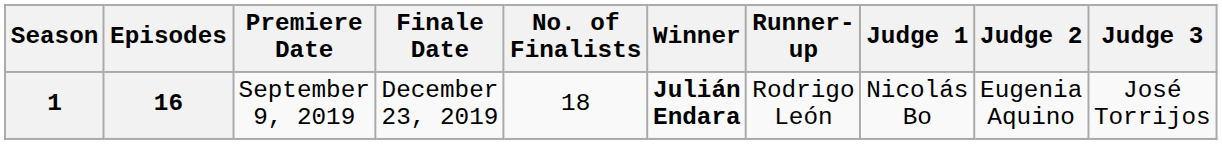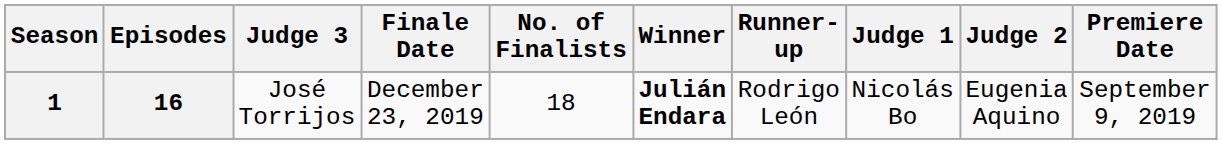columns swapped: (304, 39) <-> (1152, 39)
